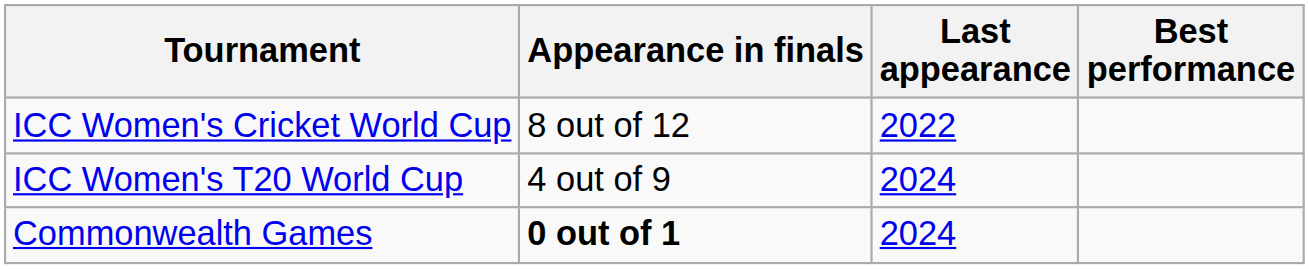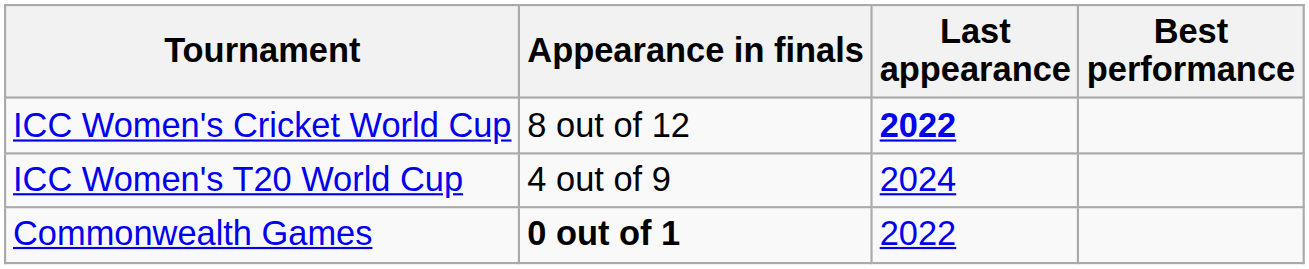(918, 125) normal -> (918, 125) bold
(918, 234) 2024 -> (918, 234) 2022
